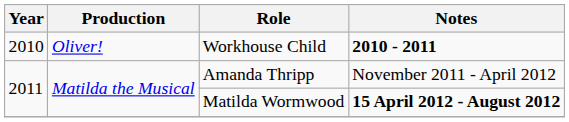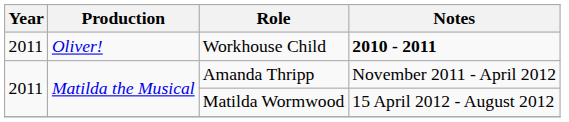(26, 46) 2010 -> (26, 46) 2011
(456, 102) bold -> (453, 102) normal
